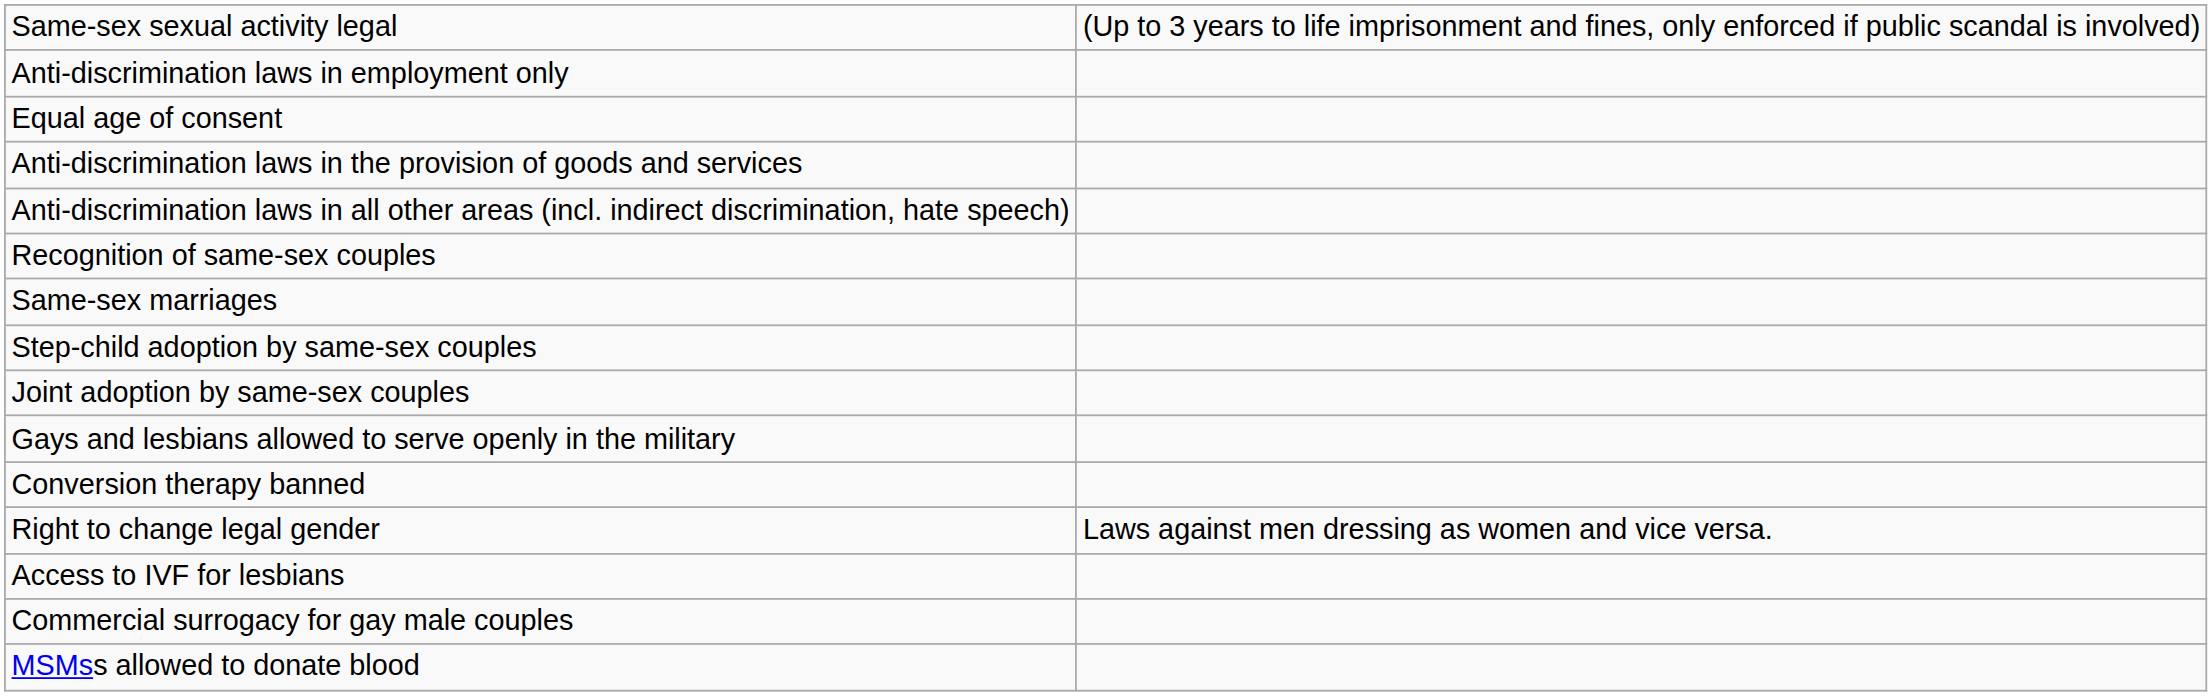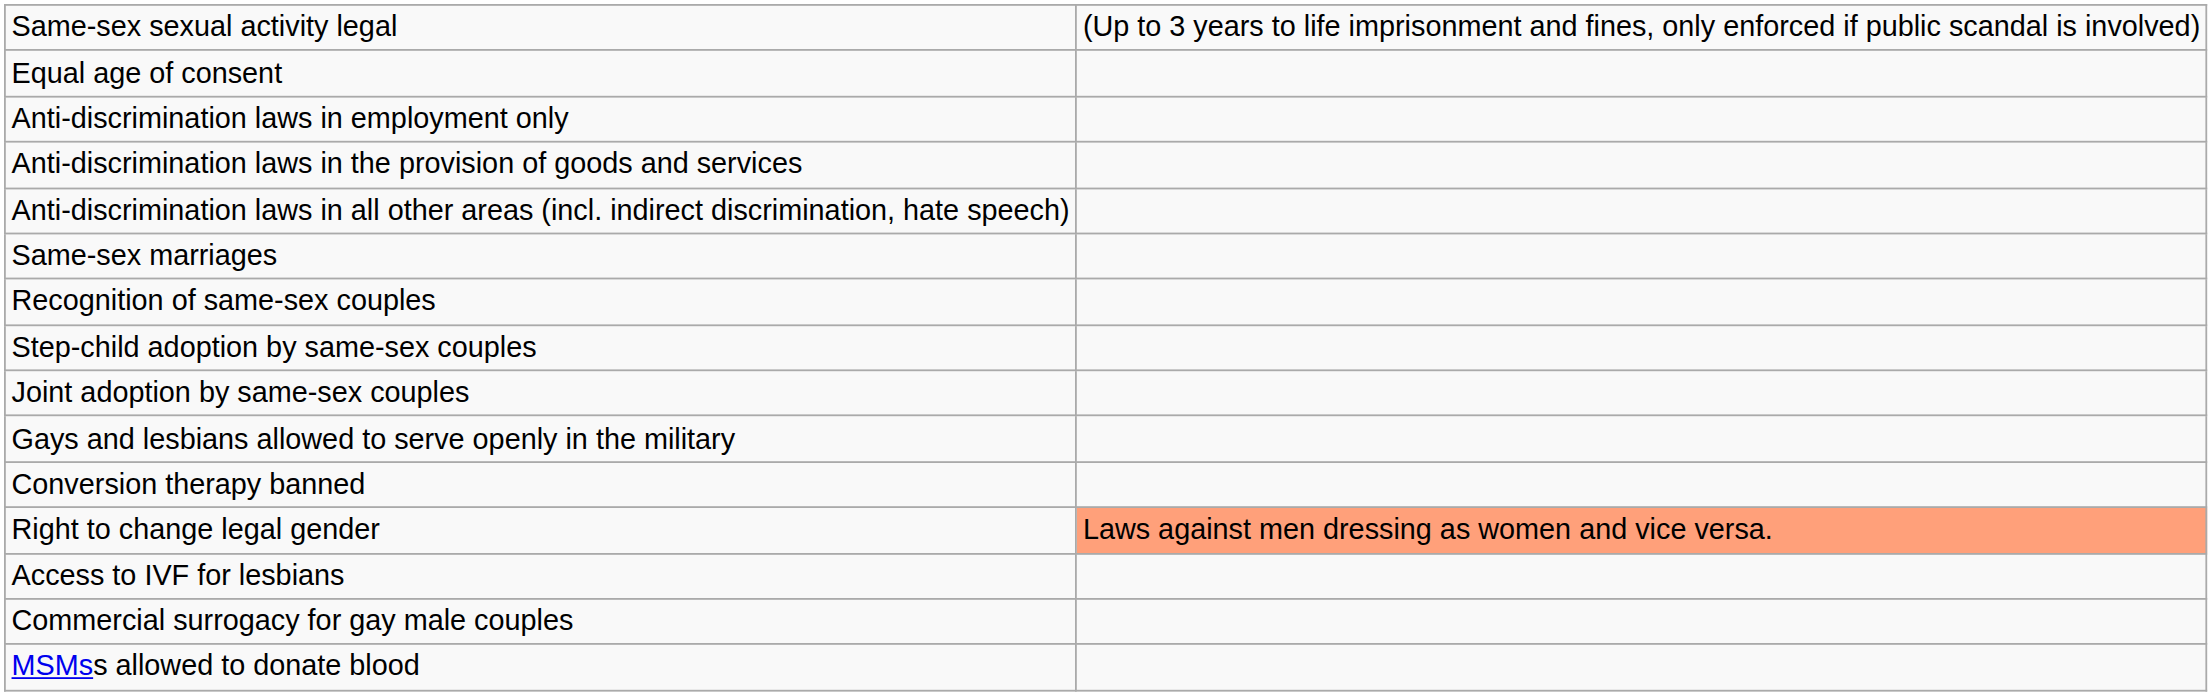rows swapped: (147, 118) <-> (290, 73)
rows swapped: (144, 301) <-> (224, 255)
(1428, 529) no background -> (1428, 529) lightsalmon background
